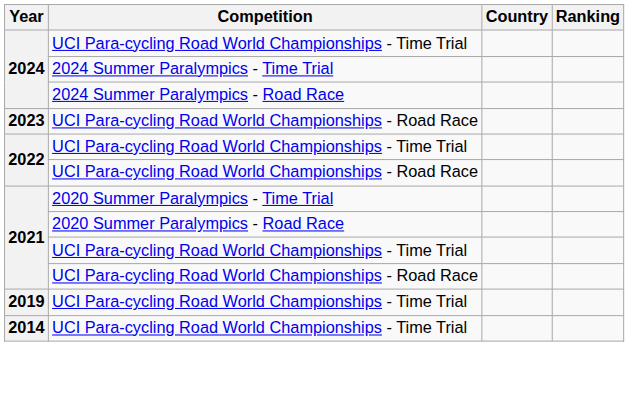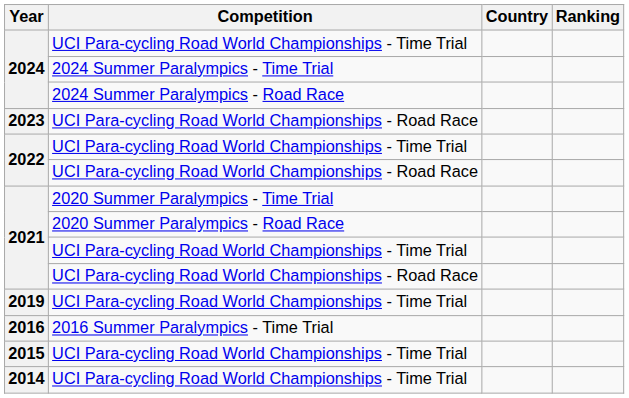+ row: (26, 328)
+ row: (26, 353)
